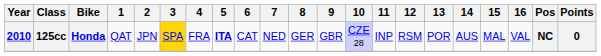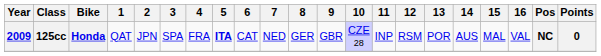(19, 36) 2010 -> (19, 36) 2009
(173, 36) gold background -> (173, 36) no background
